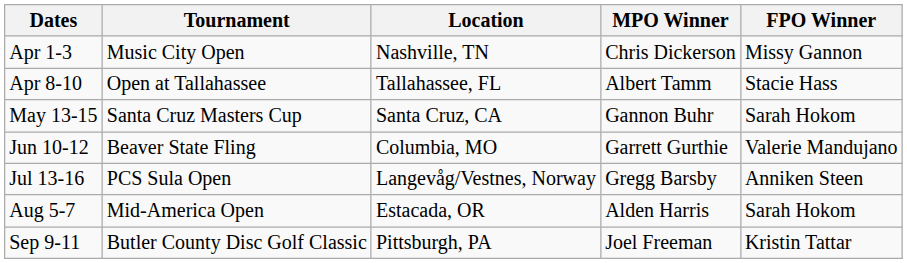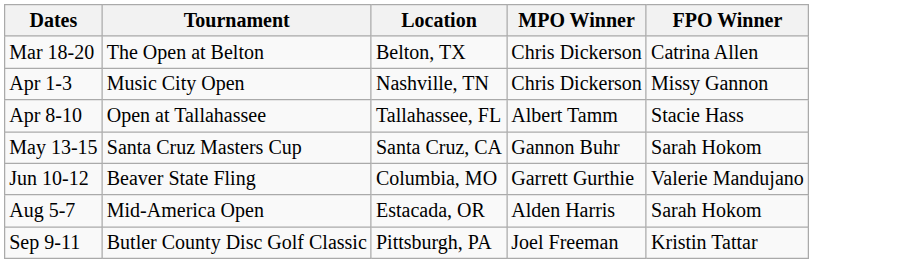+ row: (52, 52)
- row: (47, 178)
